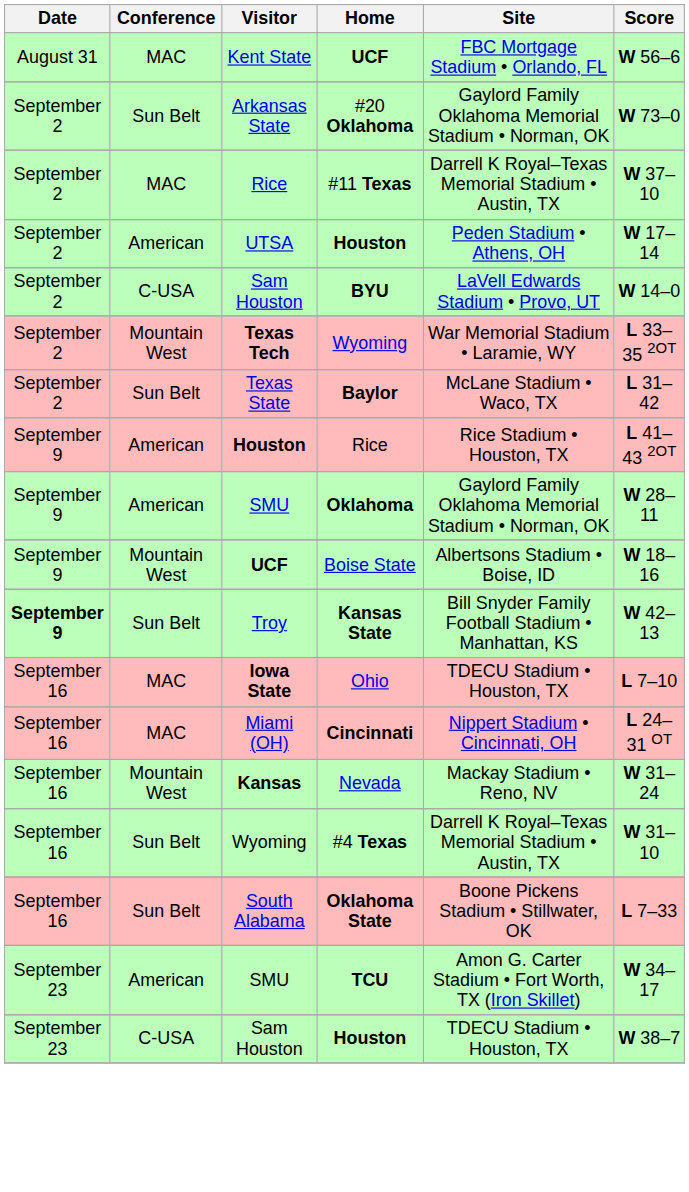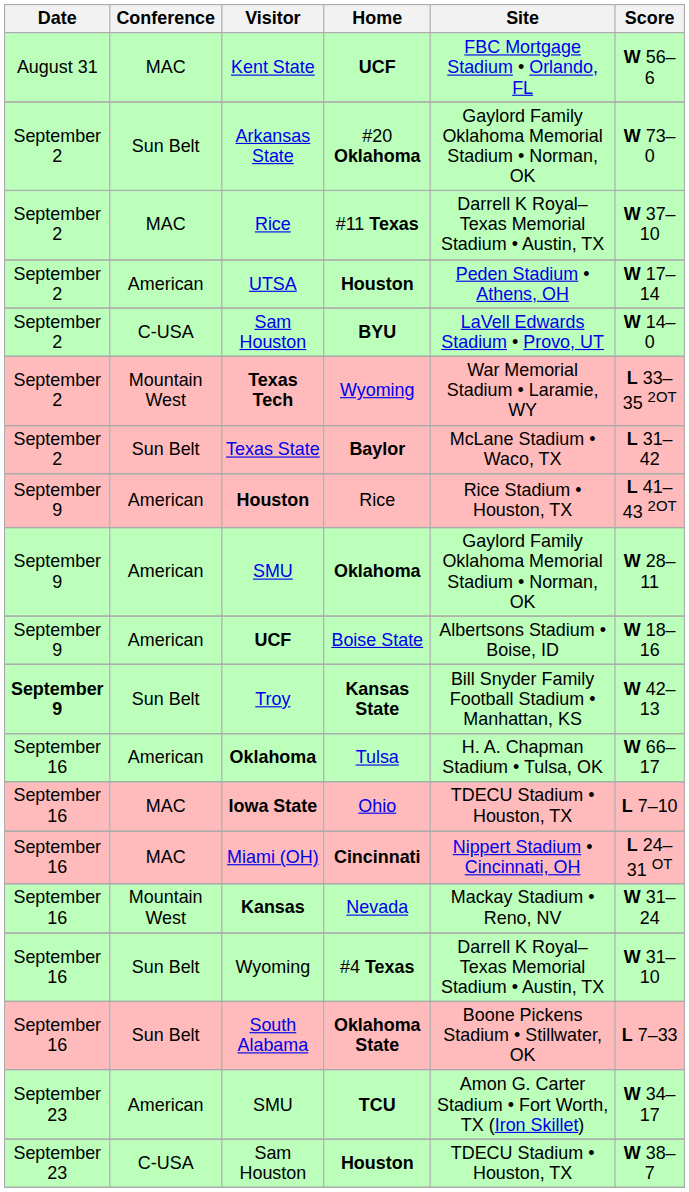(166, 564) Mountain West -> (166, 640) American
+ row: (273, 757)
